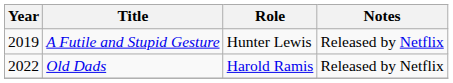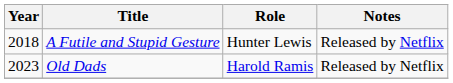(24, 41) 2019 -> (24, 41) 2018
(24, 66) 2022 -> (24, 66) 2023
